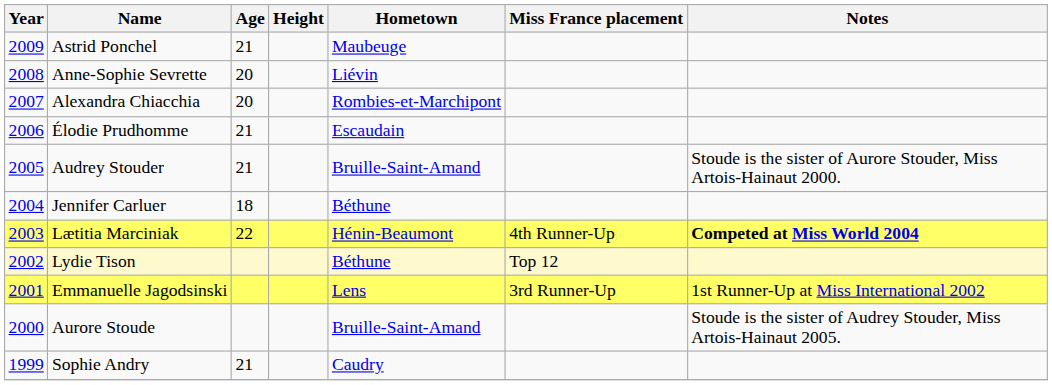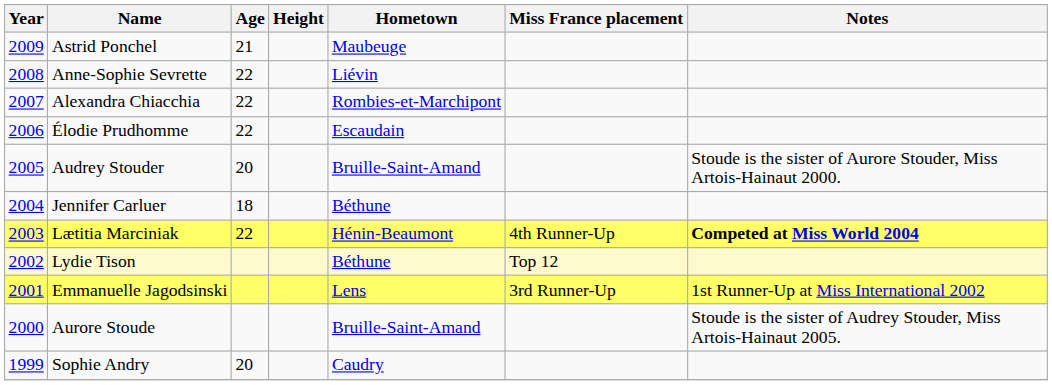(244, 74) 20 -> (244, 74) 22
(244, 102) 20 -> (244, 102) 22
(244, 130) 21 -> (244, 130) 22
(244, 167) 21 -> (244, 167) 20
(244, 365) 21 -> (244, 365) 20
